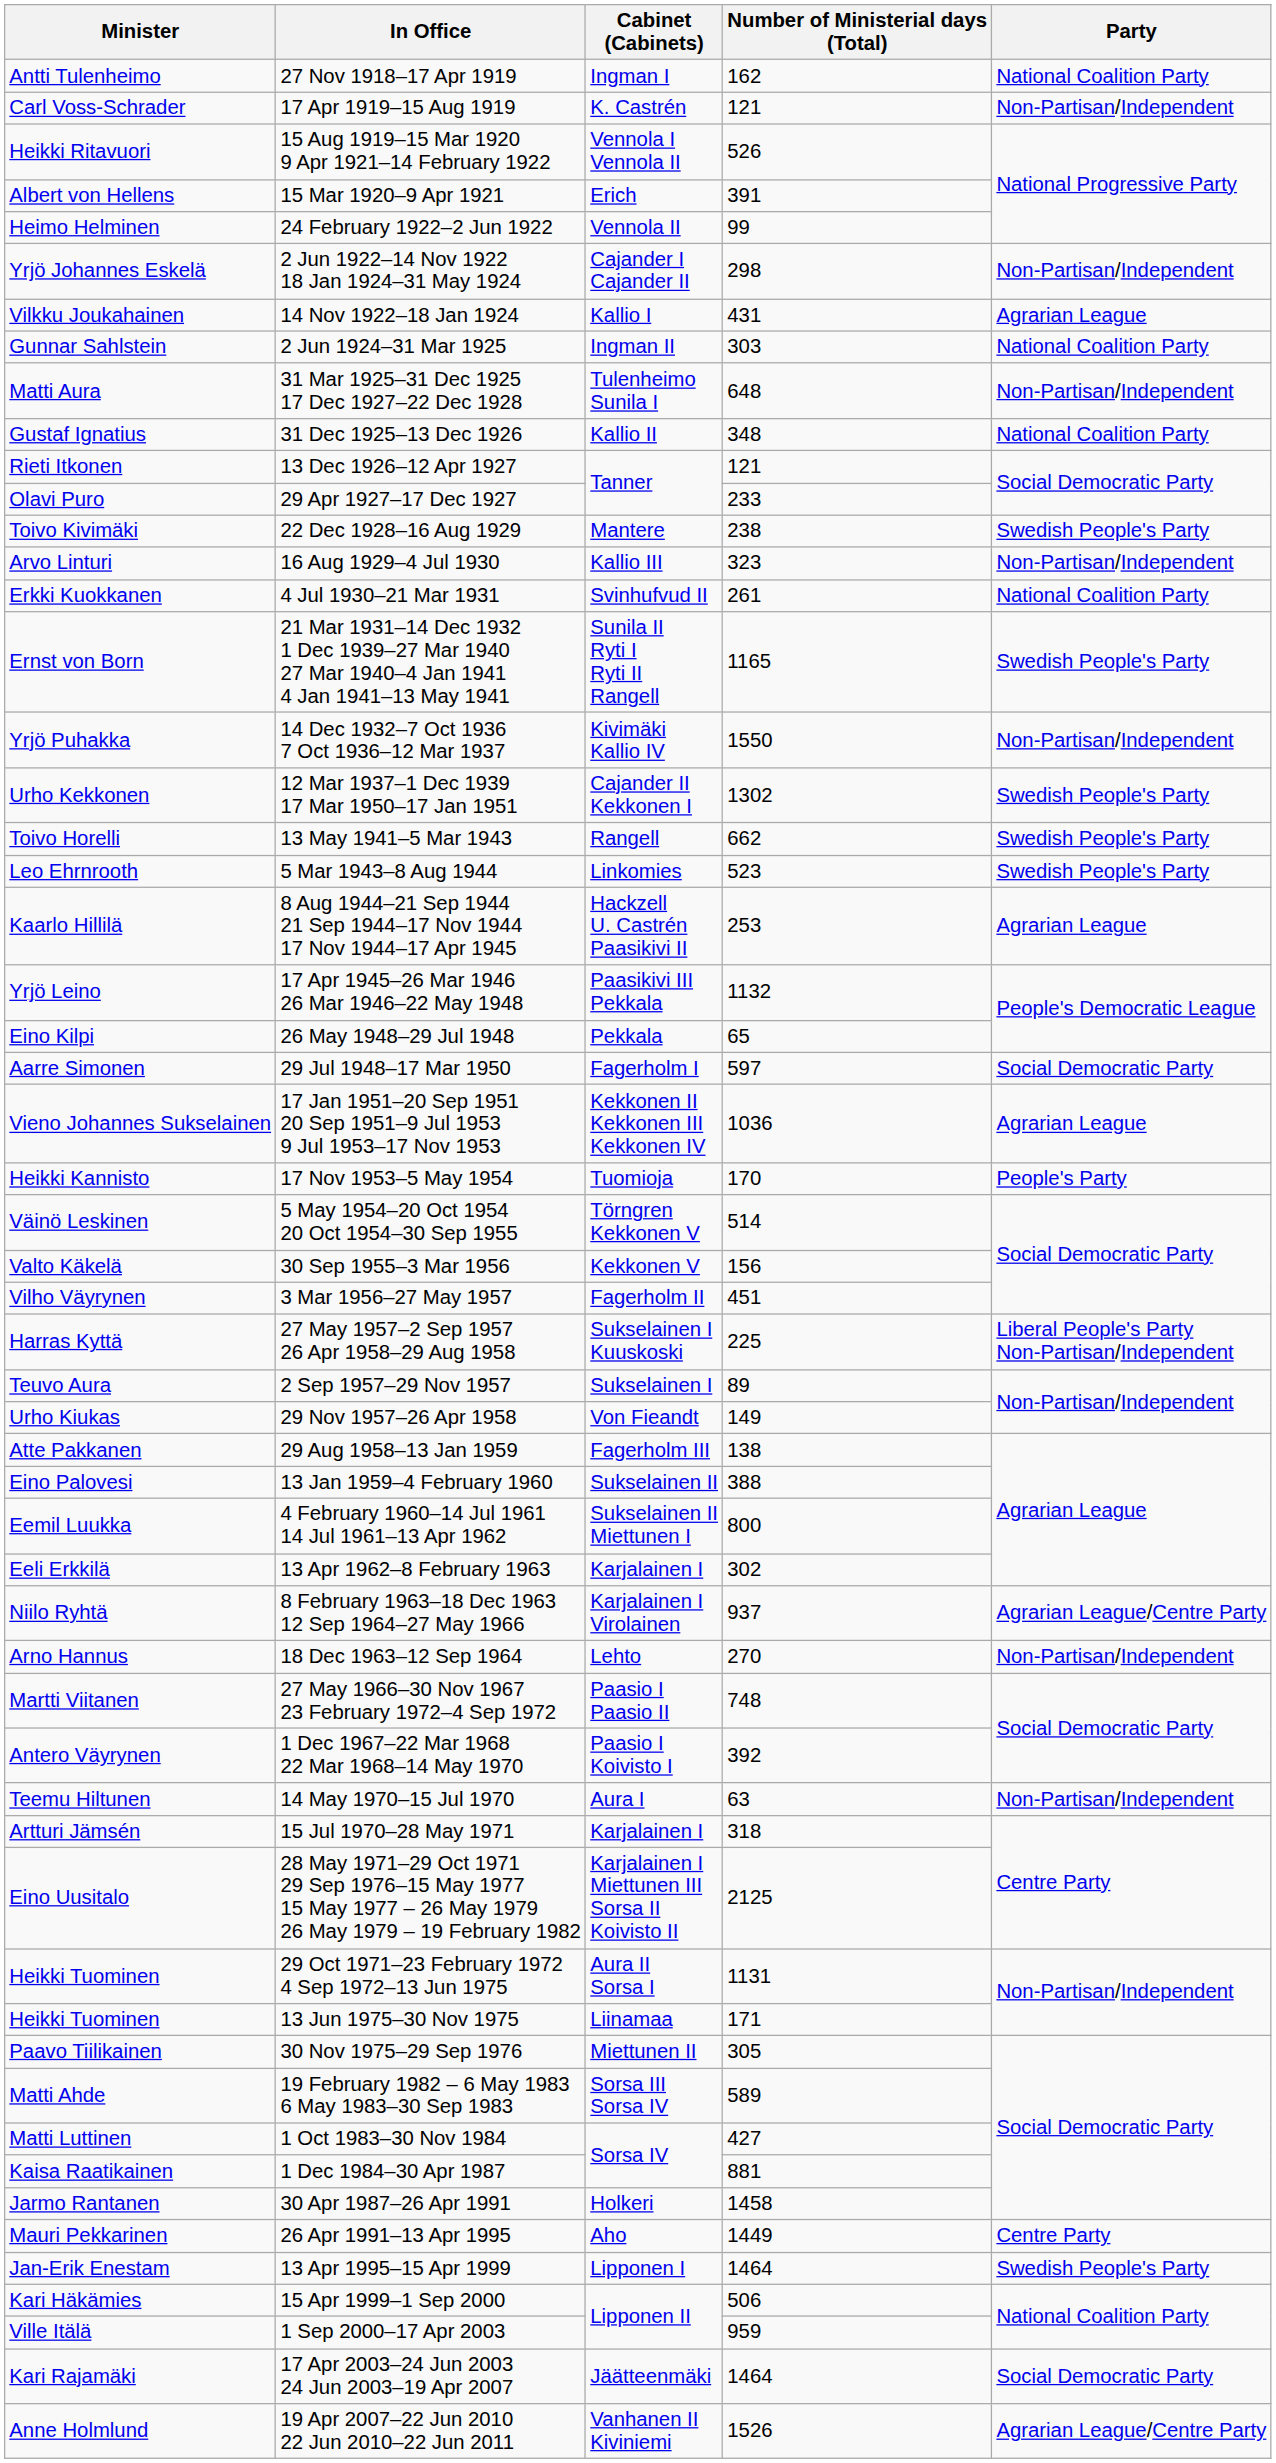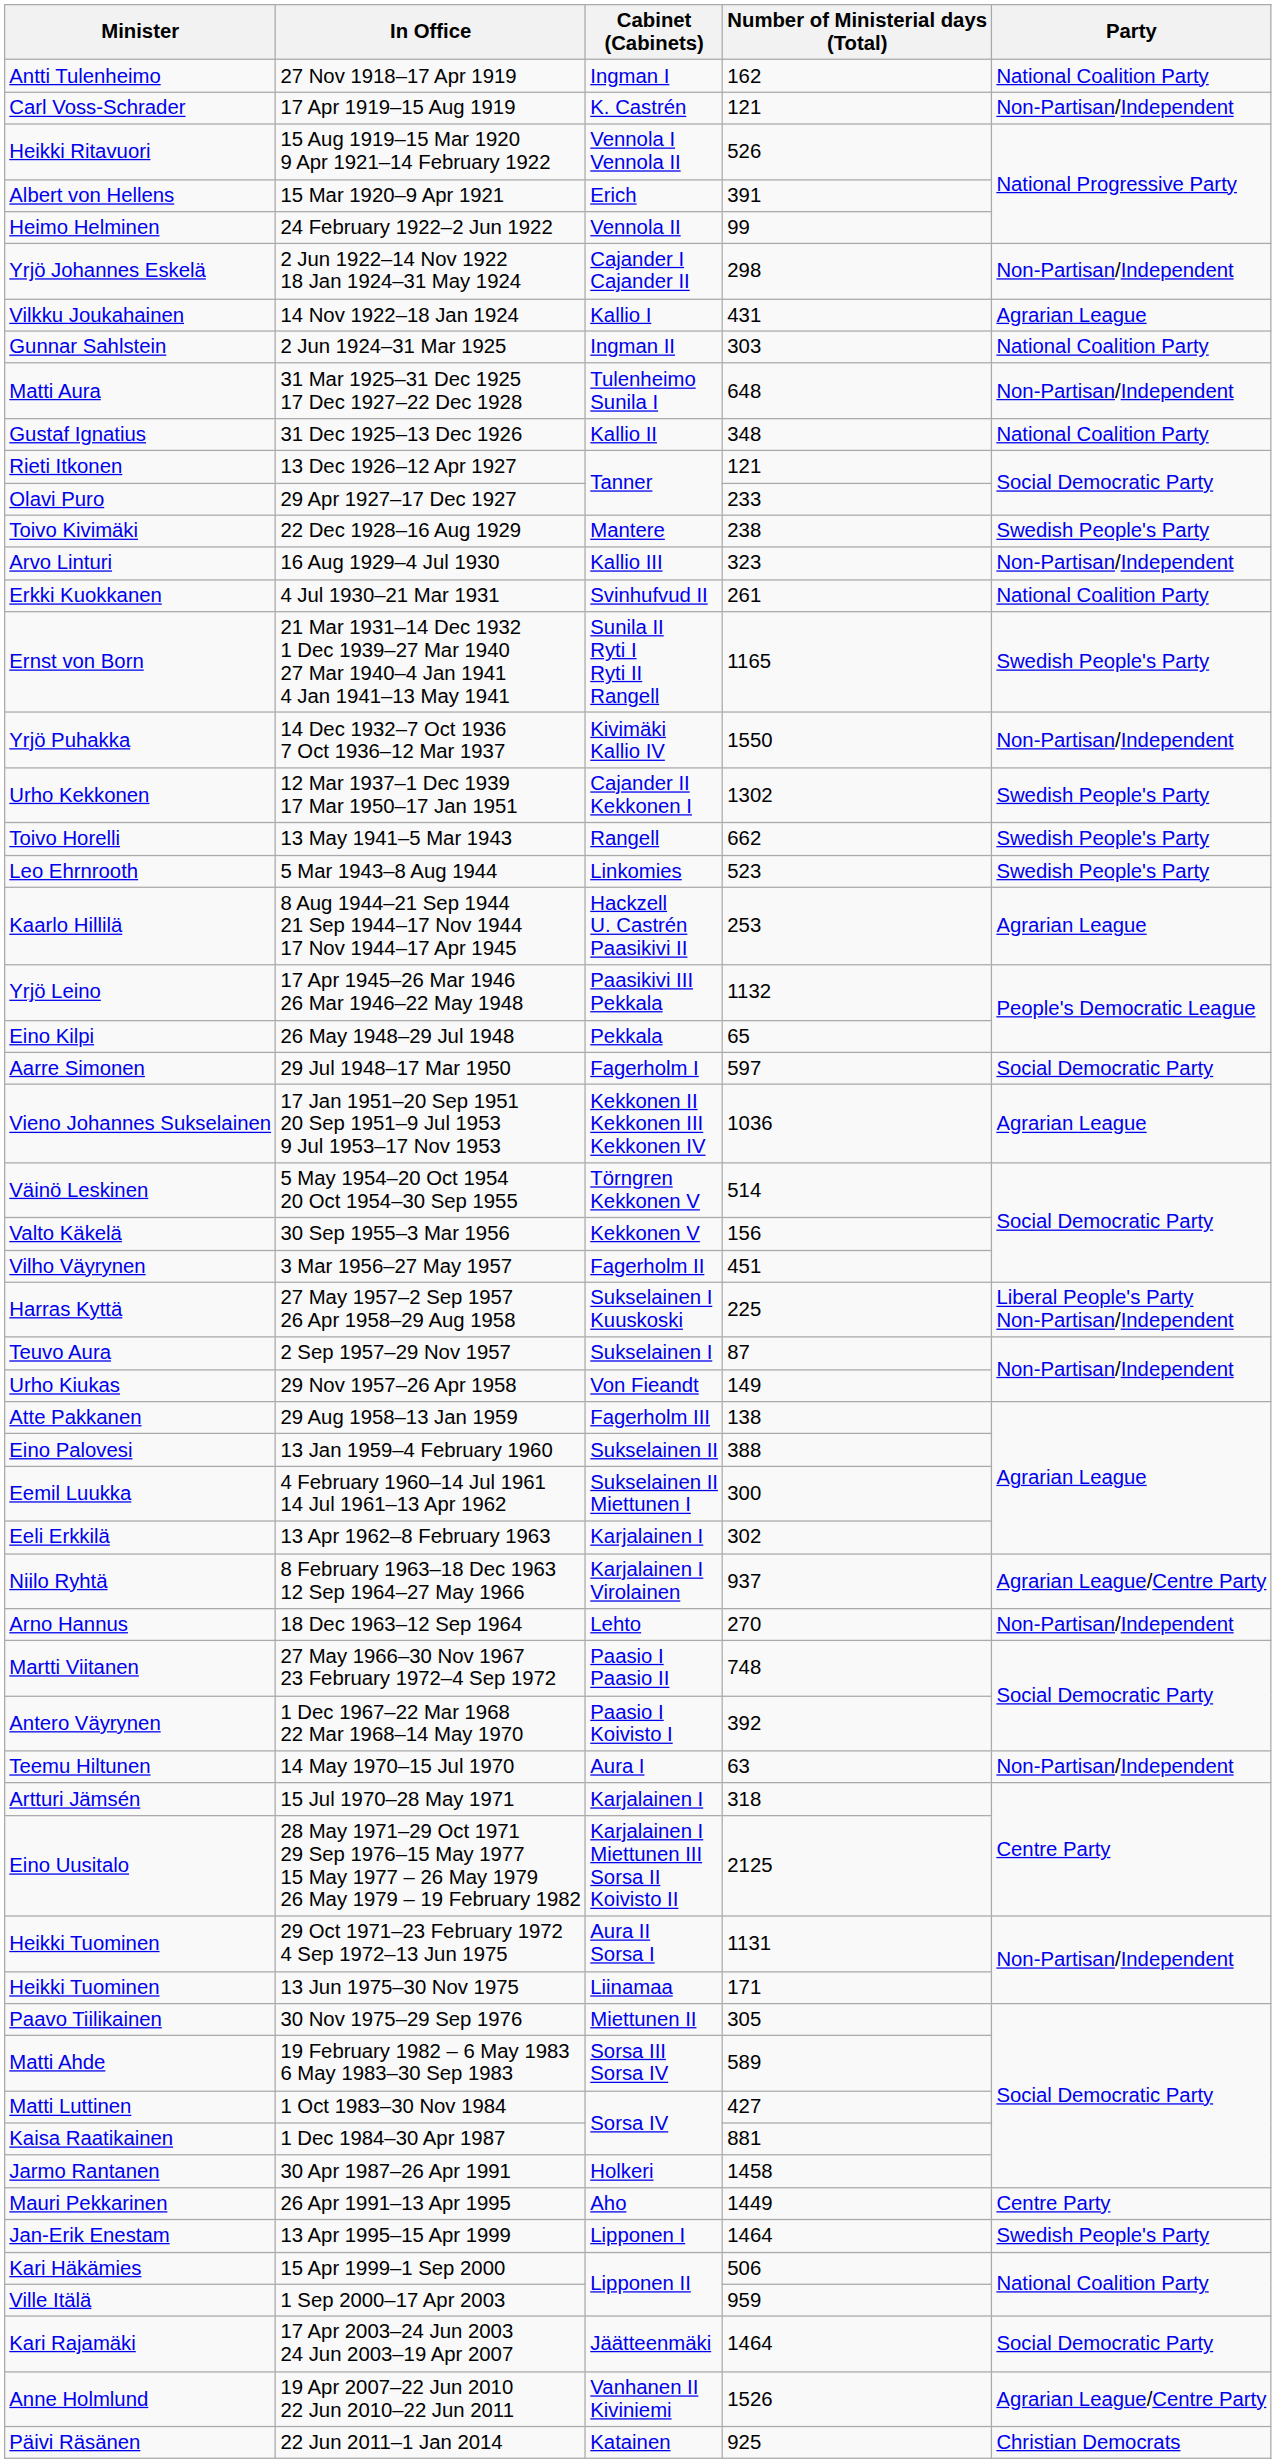- row: (397, 1178)
(739, 1385) 89 -> (739, 1353) 87
(744, 1525) 800 -> (744, 1493) 300
+ row: (392, 2442)
